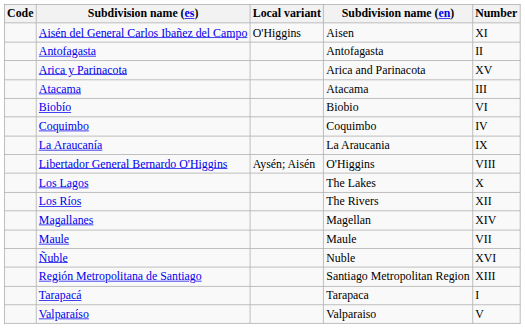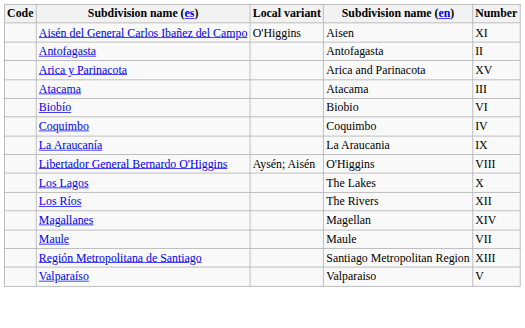- row: (53, 257)
- row: (60, 295)
